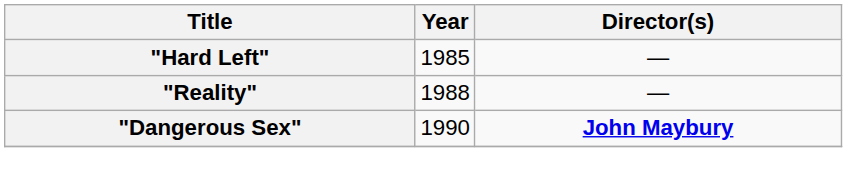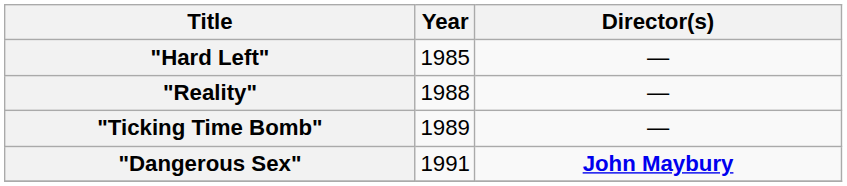+ row: (210, 127)
(445, 127) 1990 -> (445, 163) 1991
